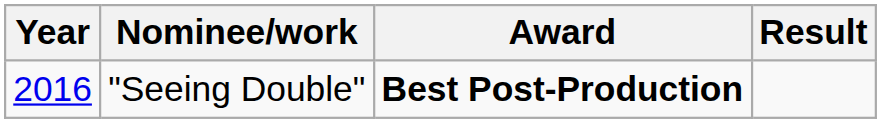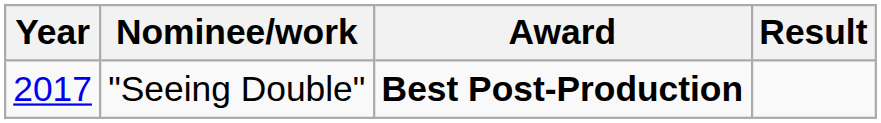(53, 88) 2016 -> (53, 88) 2017
